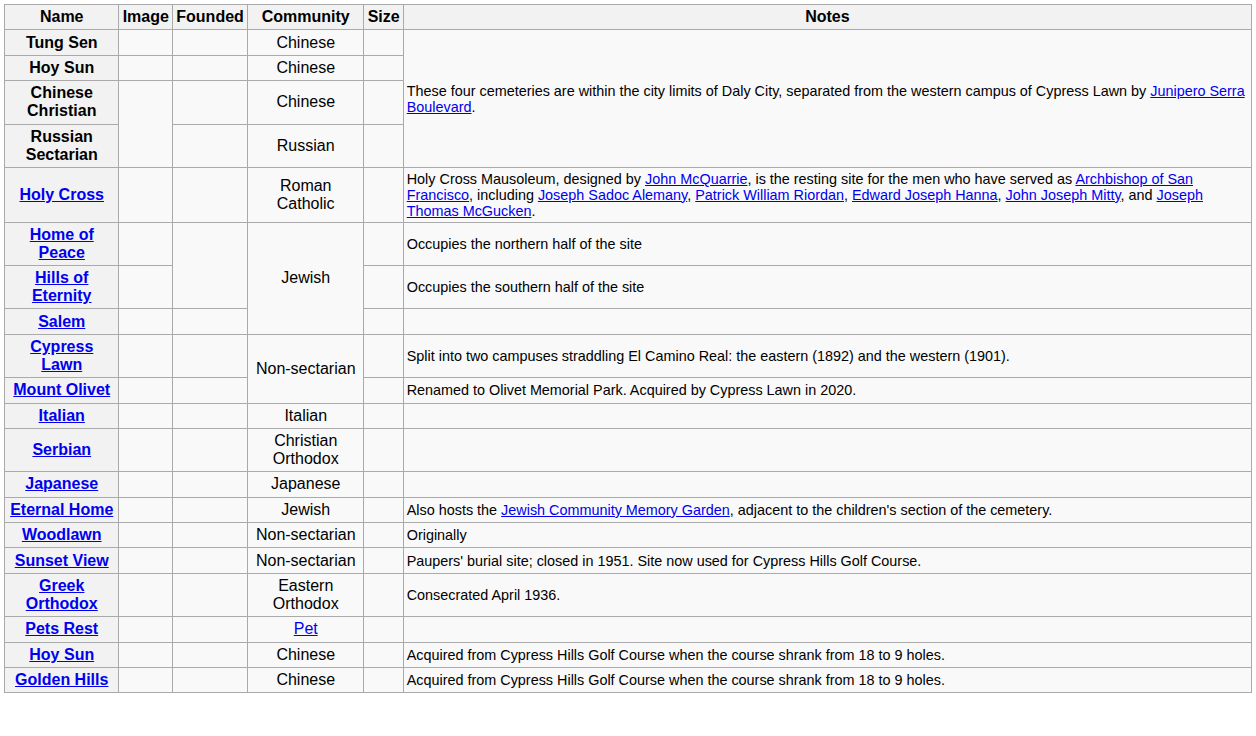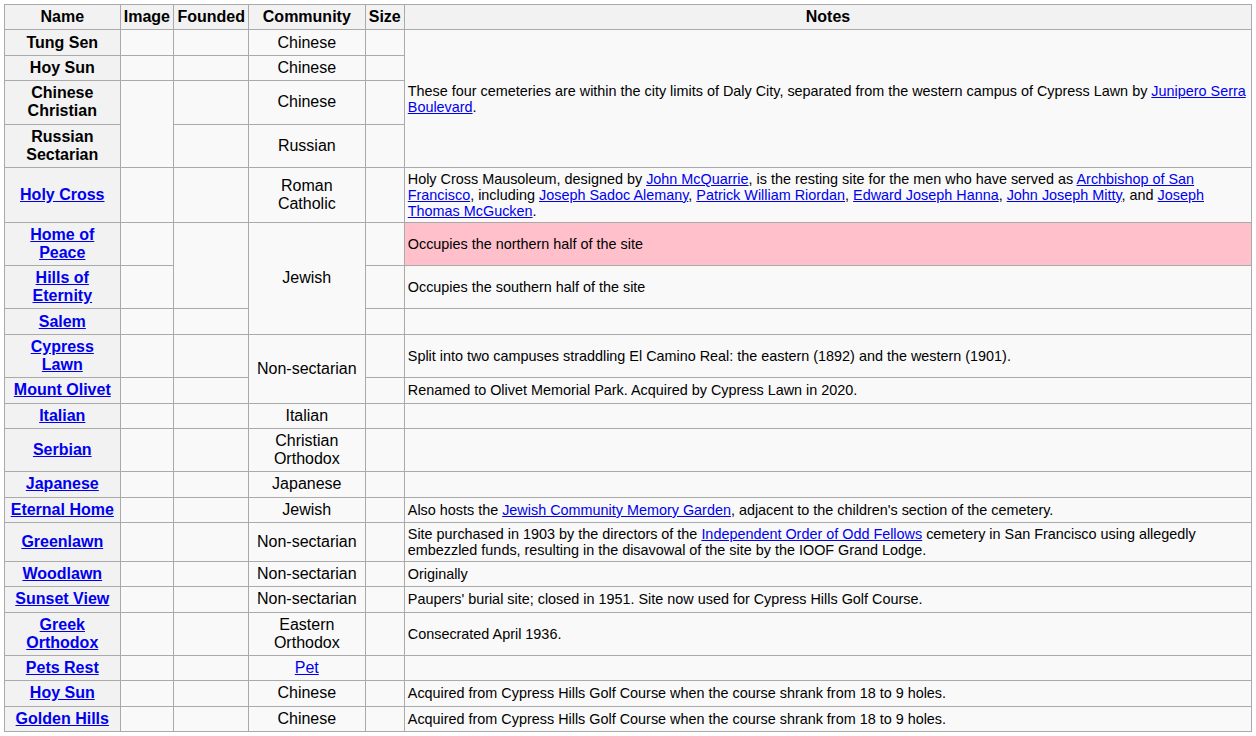(524, 244) no background -> (525, 244) pink background
+ row: (62, 541)
